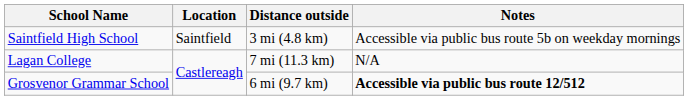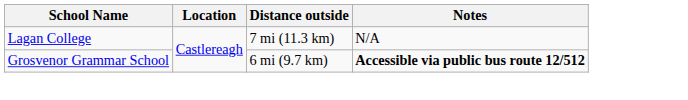- row: (73, 38)
